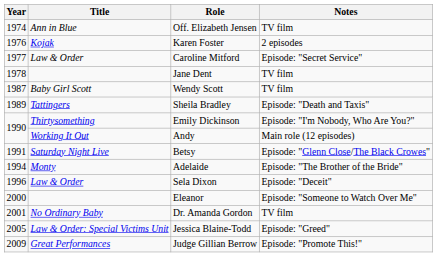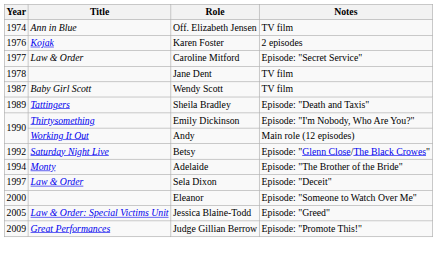(16, 151) 1991 -> (16, 151) 1992
(16, 182) 1996 -> (16, 182) 1997
- row: (213, 213)
